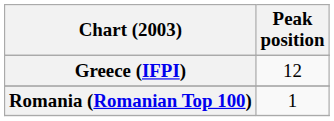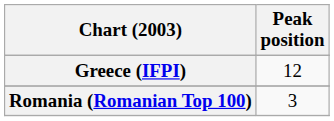(293, 100) 1 -> (293, 100) 3
